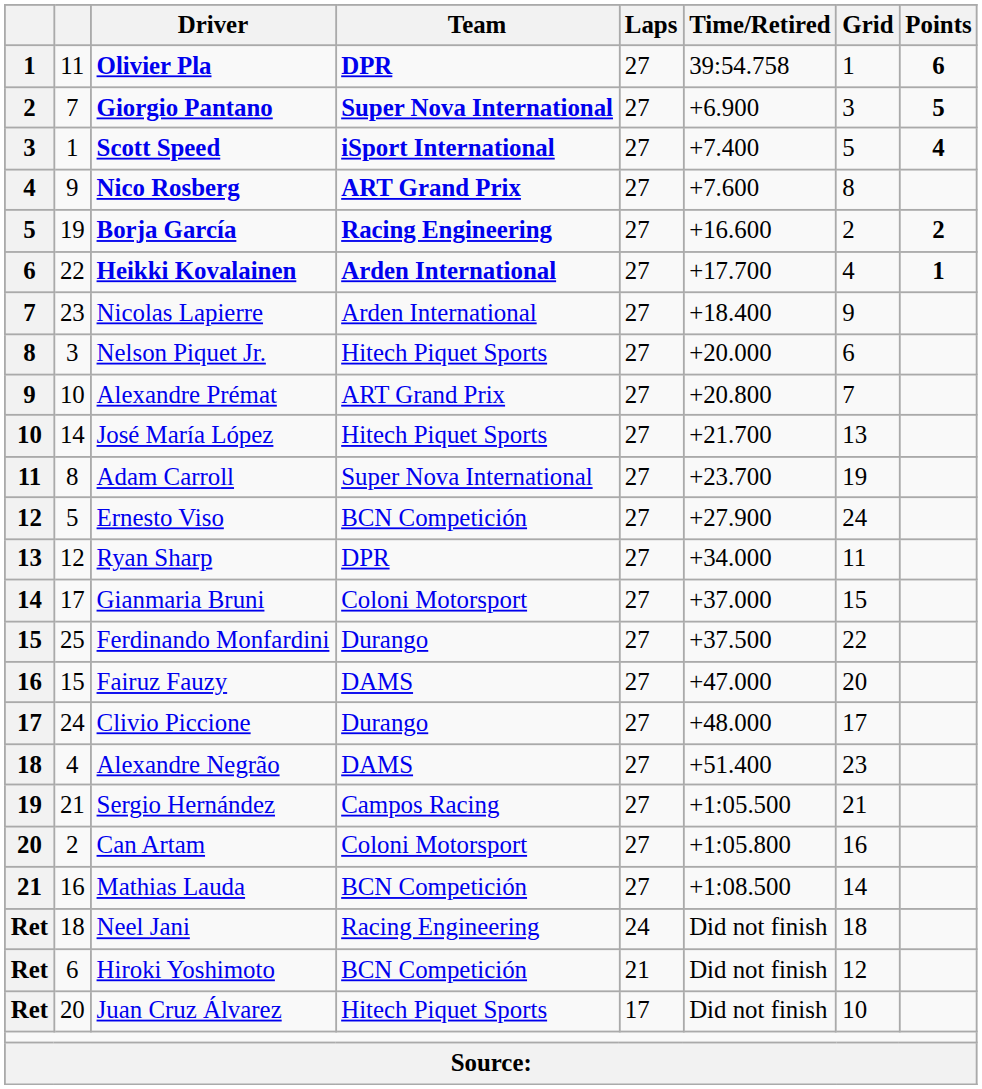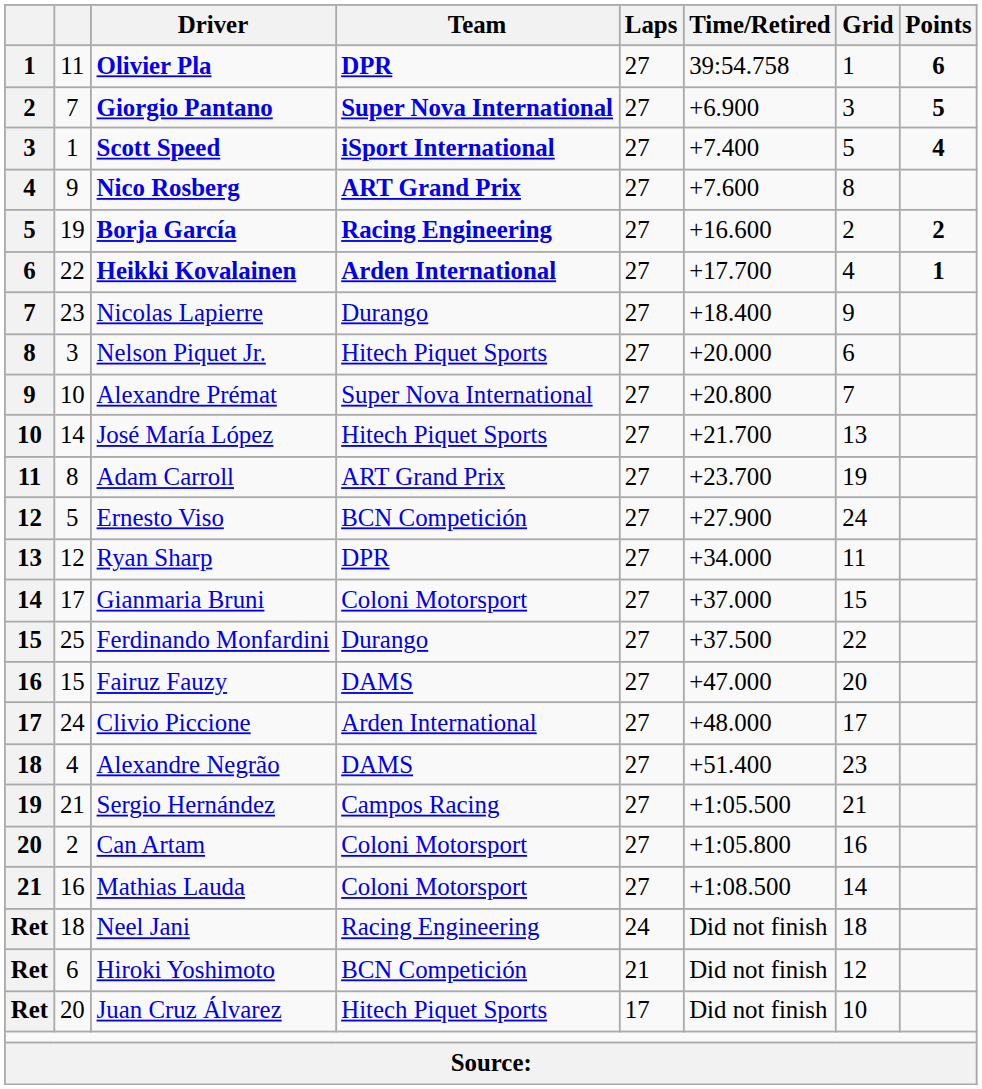(439, 312) Arden International -> (385, 312) Durango
(423, 394) ART Grand Prix -> (467, 394) Super Nova International
(467, 476) Super Nova International -> (423, 476) ART Grand Prix
(385, 722) Durango -> (439, 722) Arden International
(434, 886) BCN Competición -> (434, 886) Coloni Motorsport
